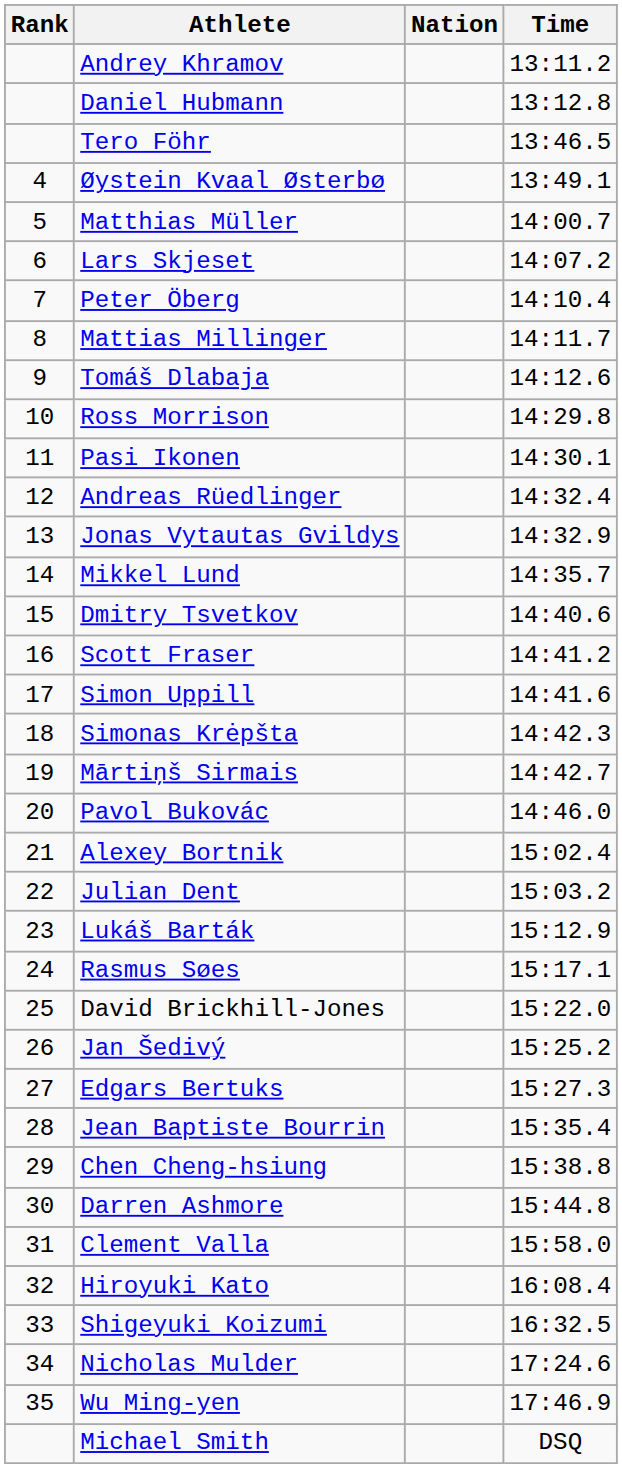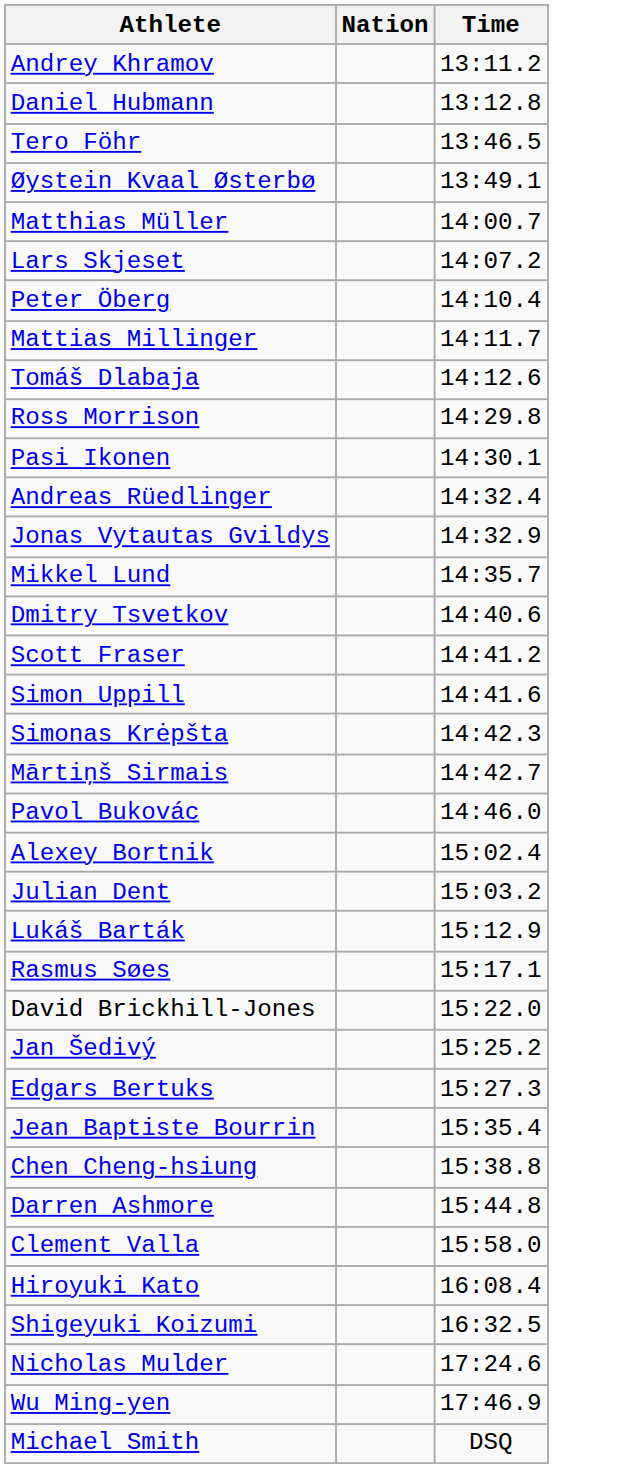- column: (40, 25)
